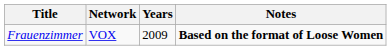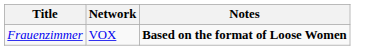- column: (157, 14)
